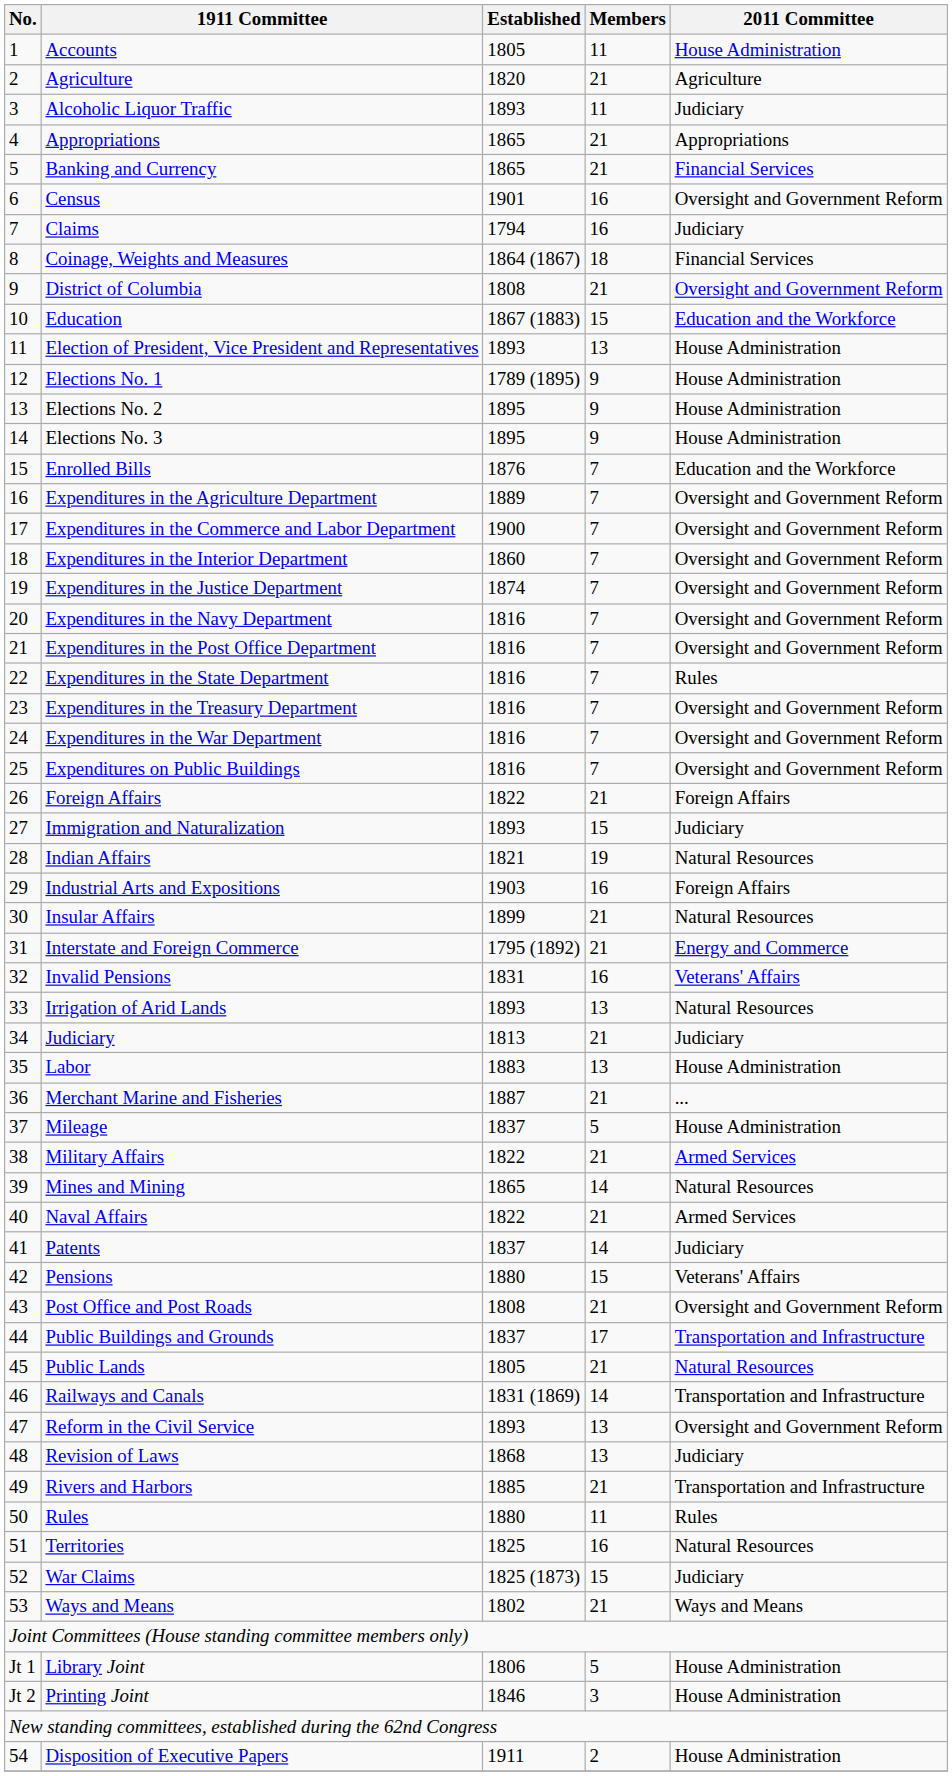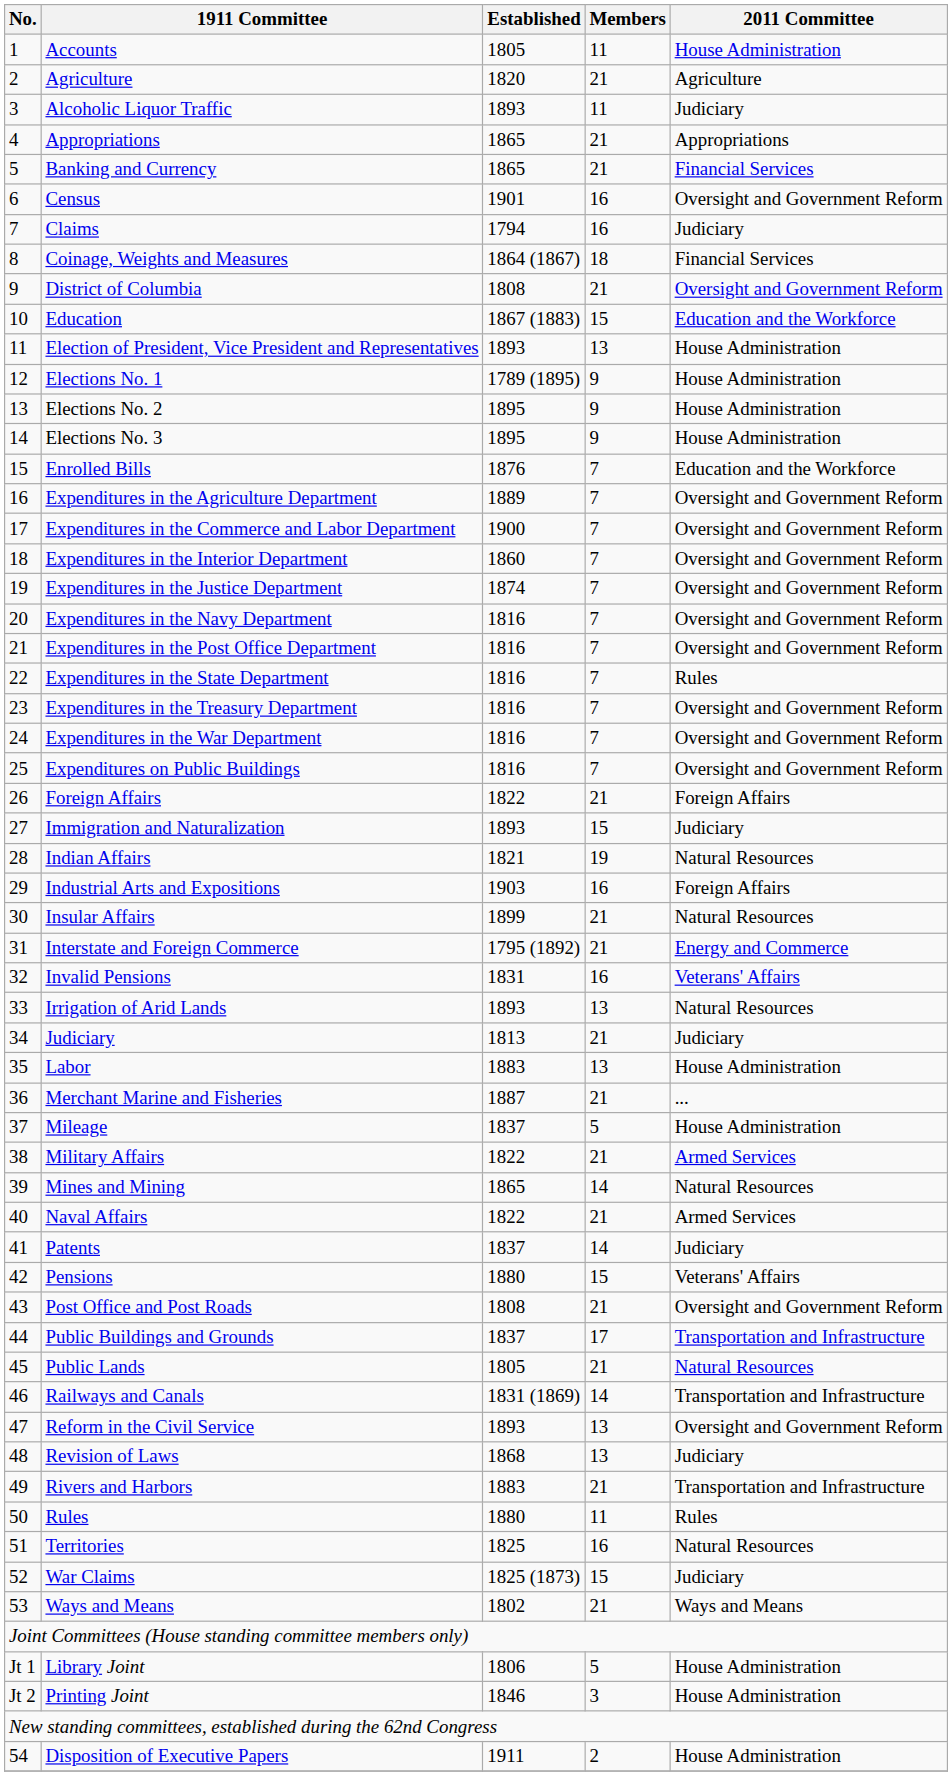(506, 1486) 1885 -> (506, 1486) 1883
